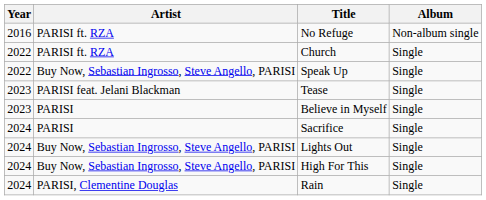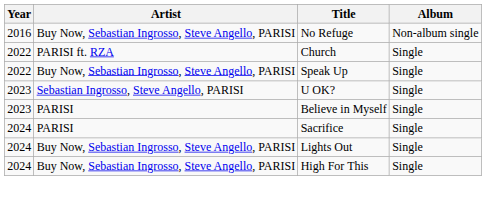(75, 33) PARISI ft. RZA -> (166, 33) Buy Now, Sebastian Ingrosso, Steve Angello, PARISI
+ row: (318, 90)
- row: (314, 90)
- row: (312, 185)
